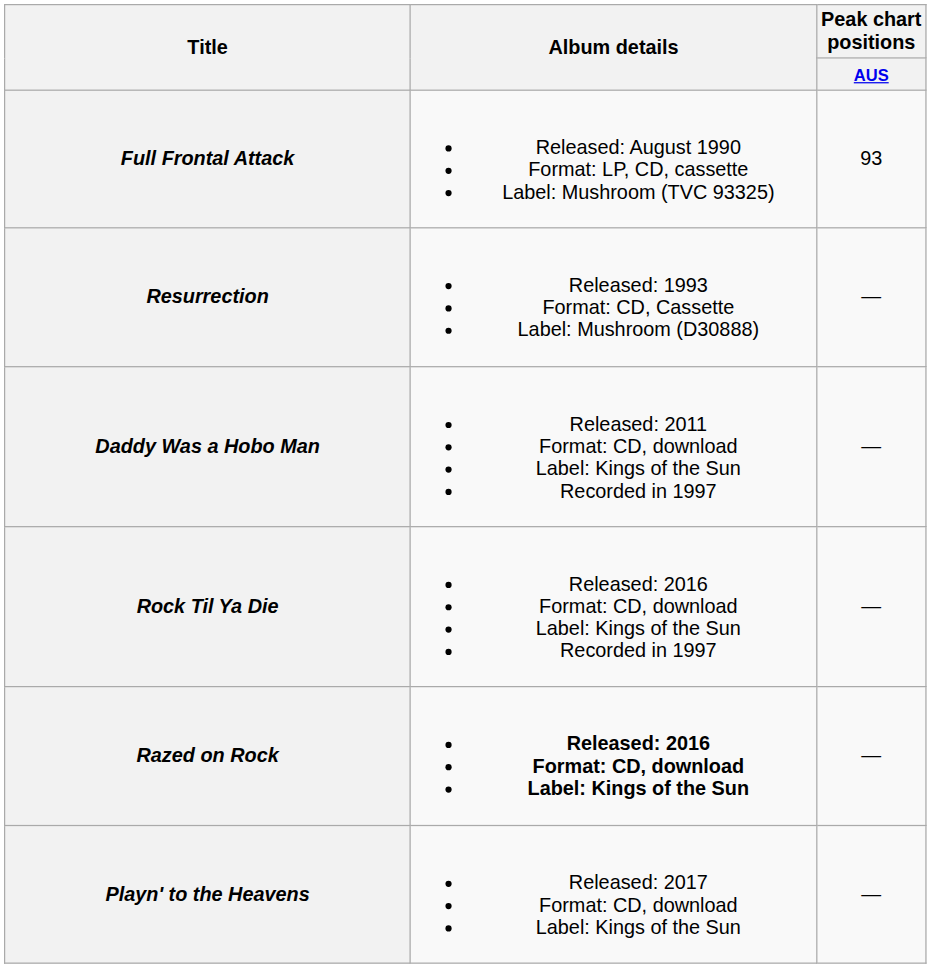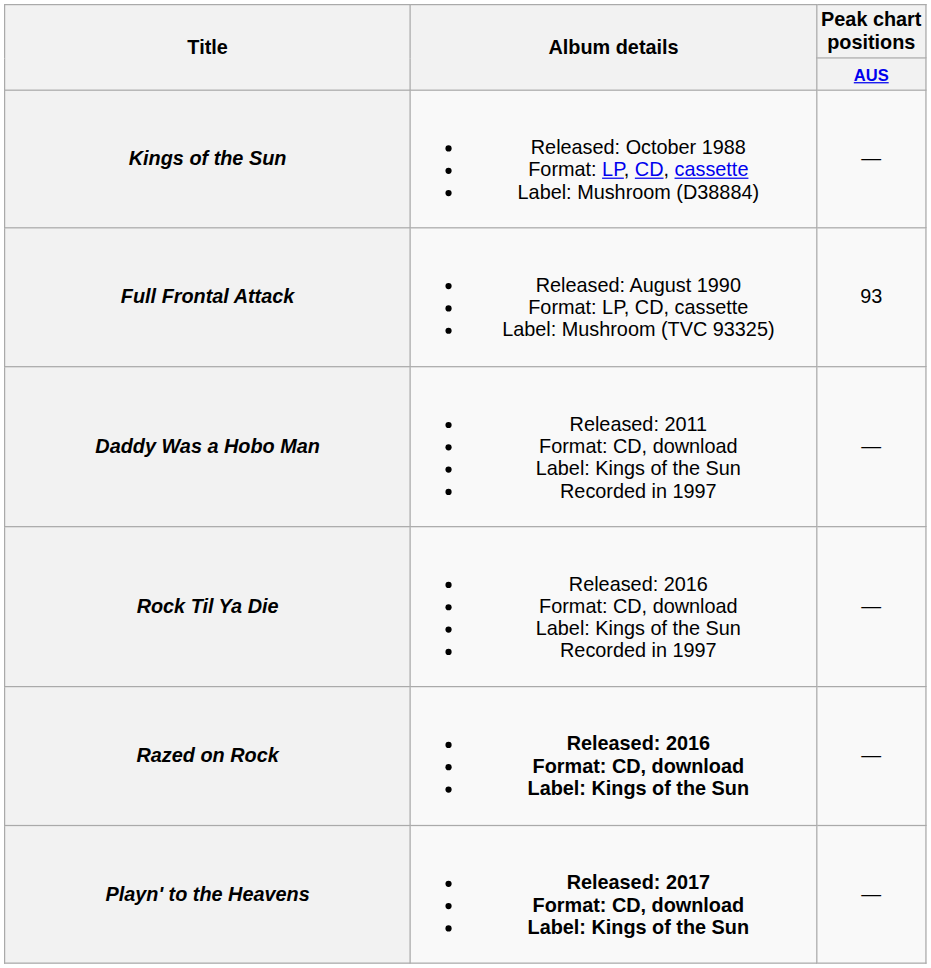+ row: (208, 158)
- row: (208, 296)
(614, 905) normal -> (614, 905) bold
